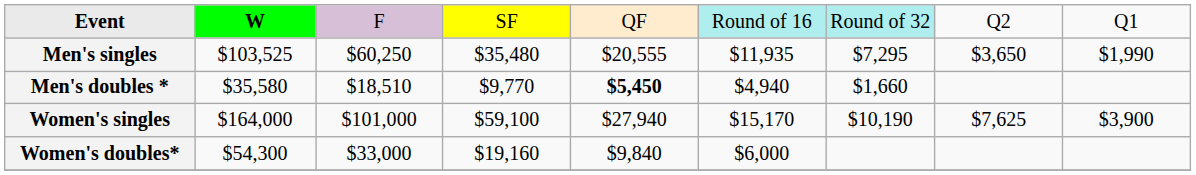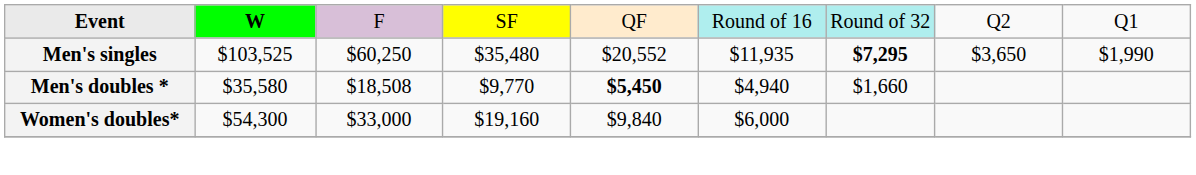(634, 54) $20,555 -> (634, 54) $20,552
(880, 54) normal -> (880, 54) bold
(379, 87) $18,510 -> (379, 87) $18,508
- row: (100, 120)
